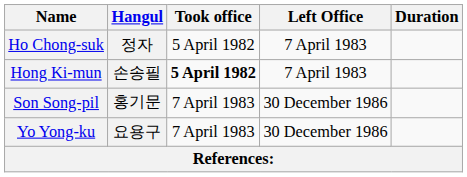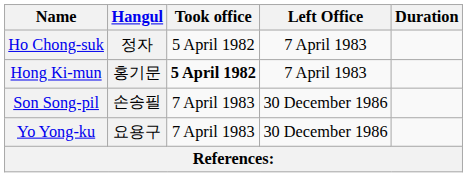(137, 73) 손송필 -> (137, 73) 홍기문
(137, 102) 홍기문 -> (137, 102) 손송필
